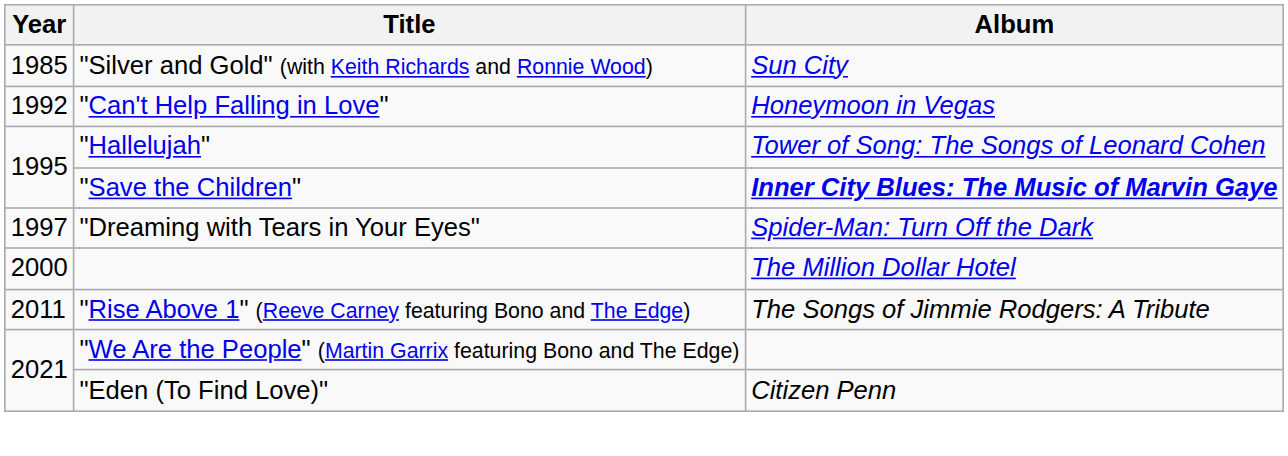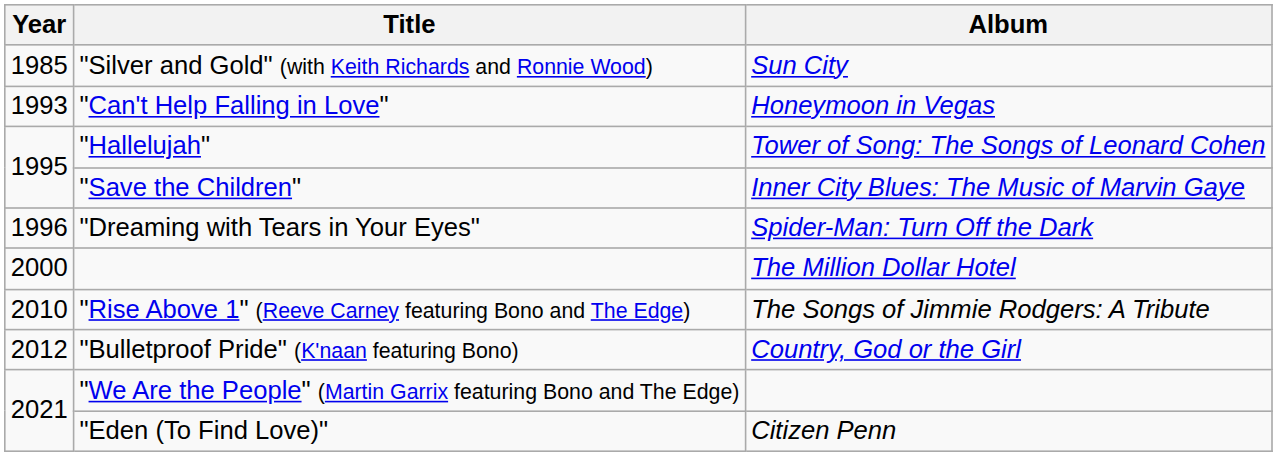(39, 106) 1992 -> (39, 106) 1993
(1014, 187) bold -> (998, 187) normal
(39, 227) 1997 -> (39, 227) 1996
(38, 308) 2011 -> (39, 308) 2010
+ row: (299, 349)
